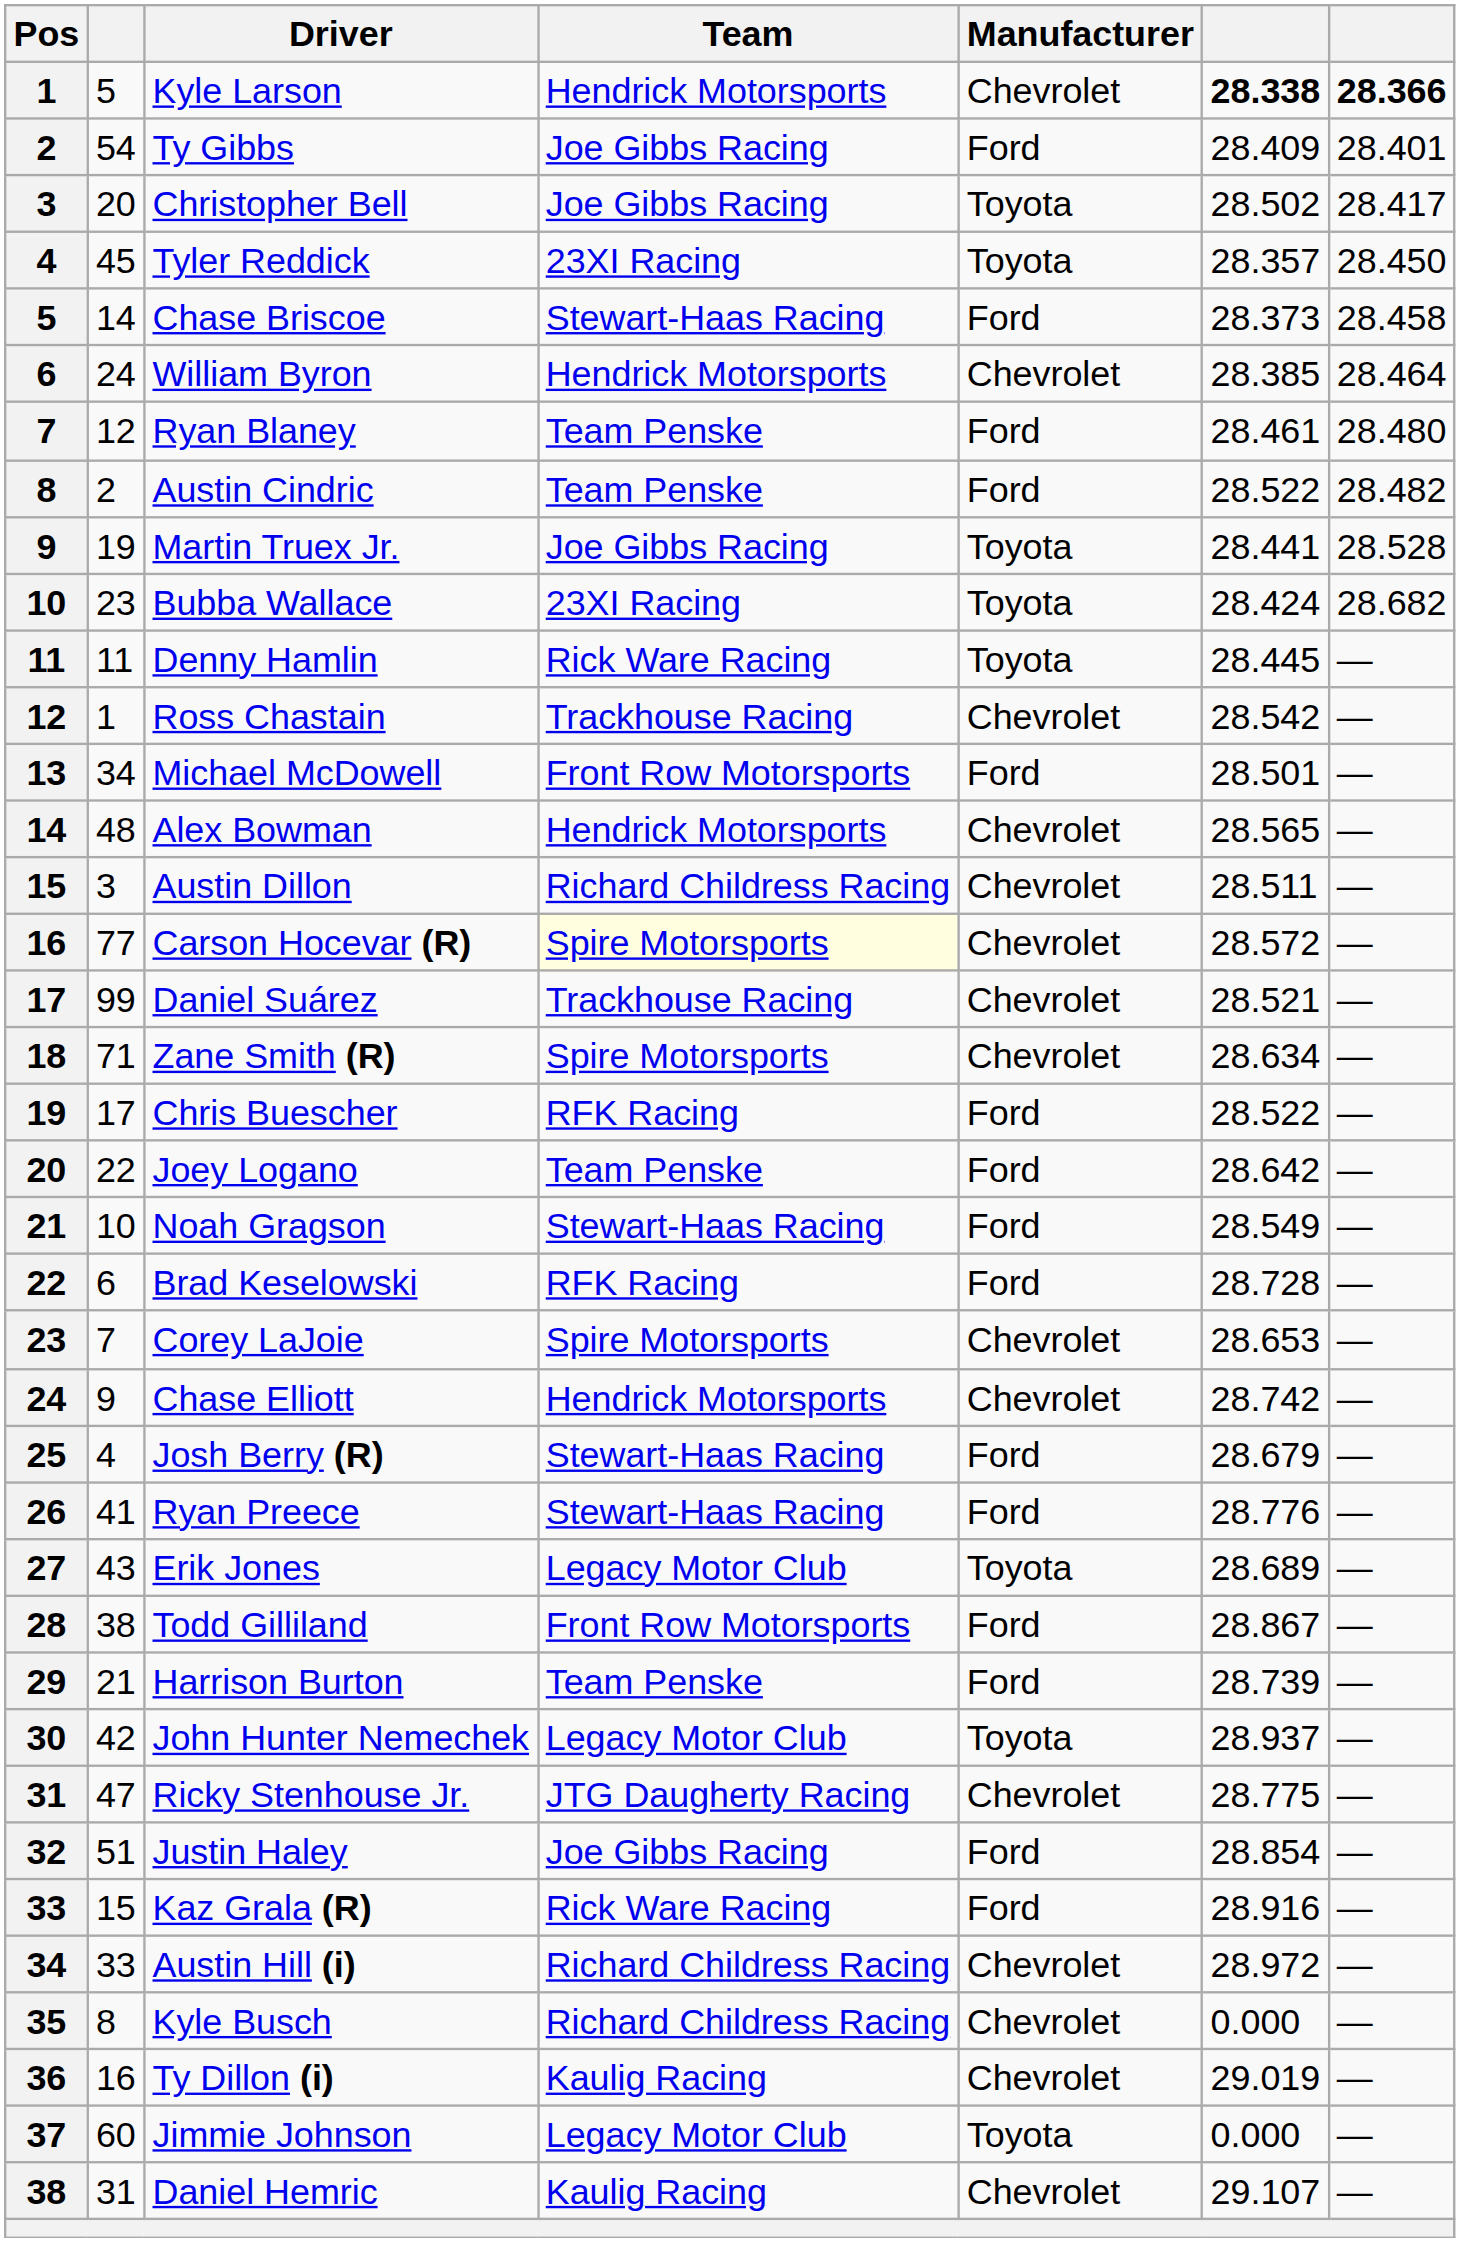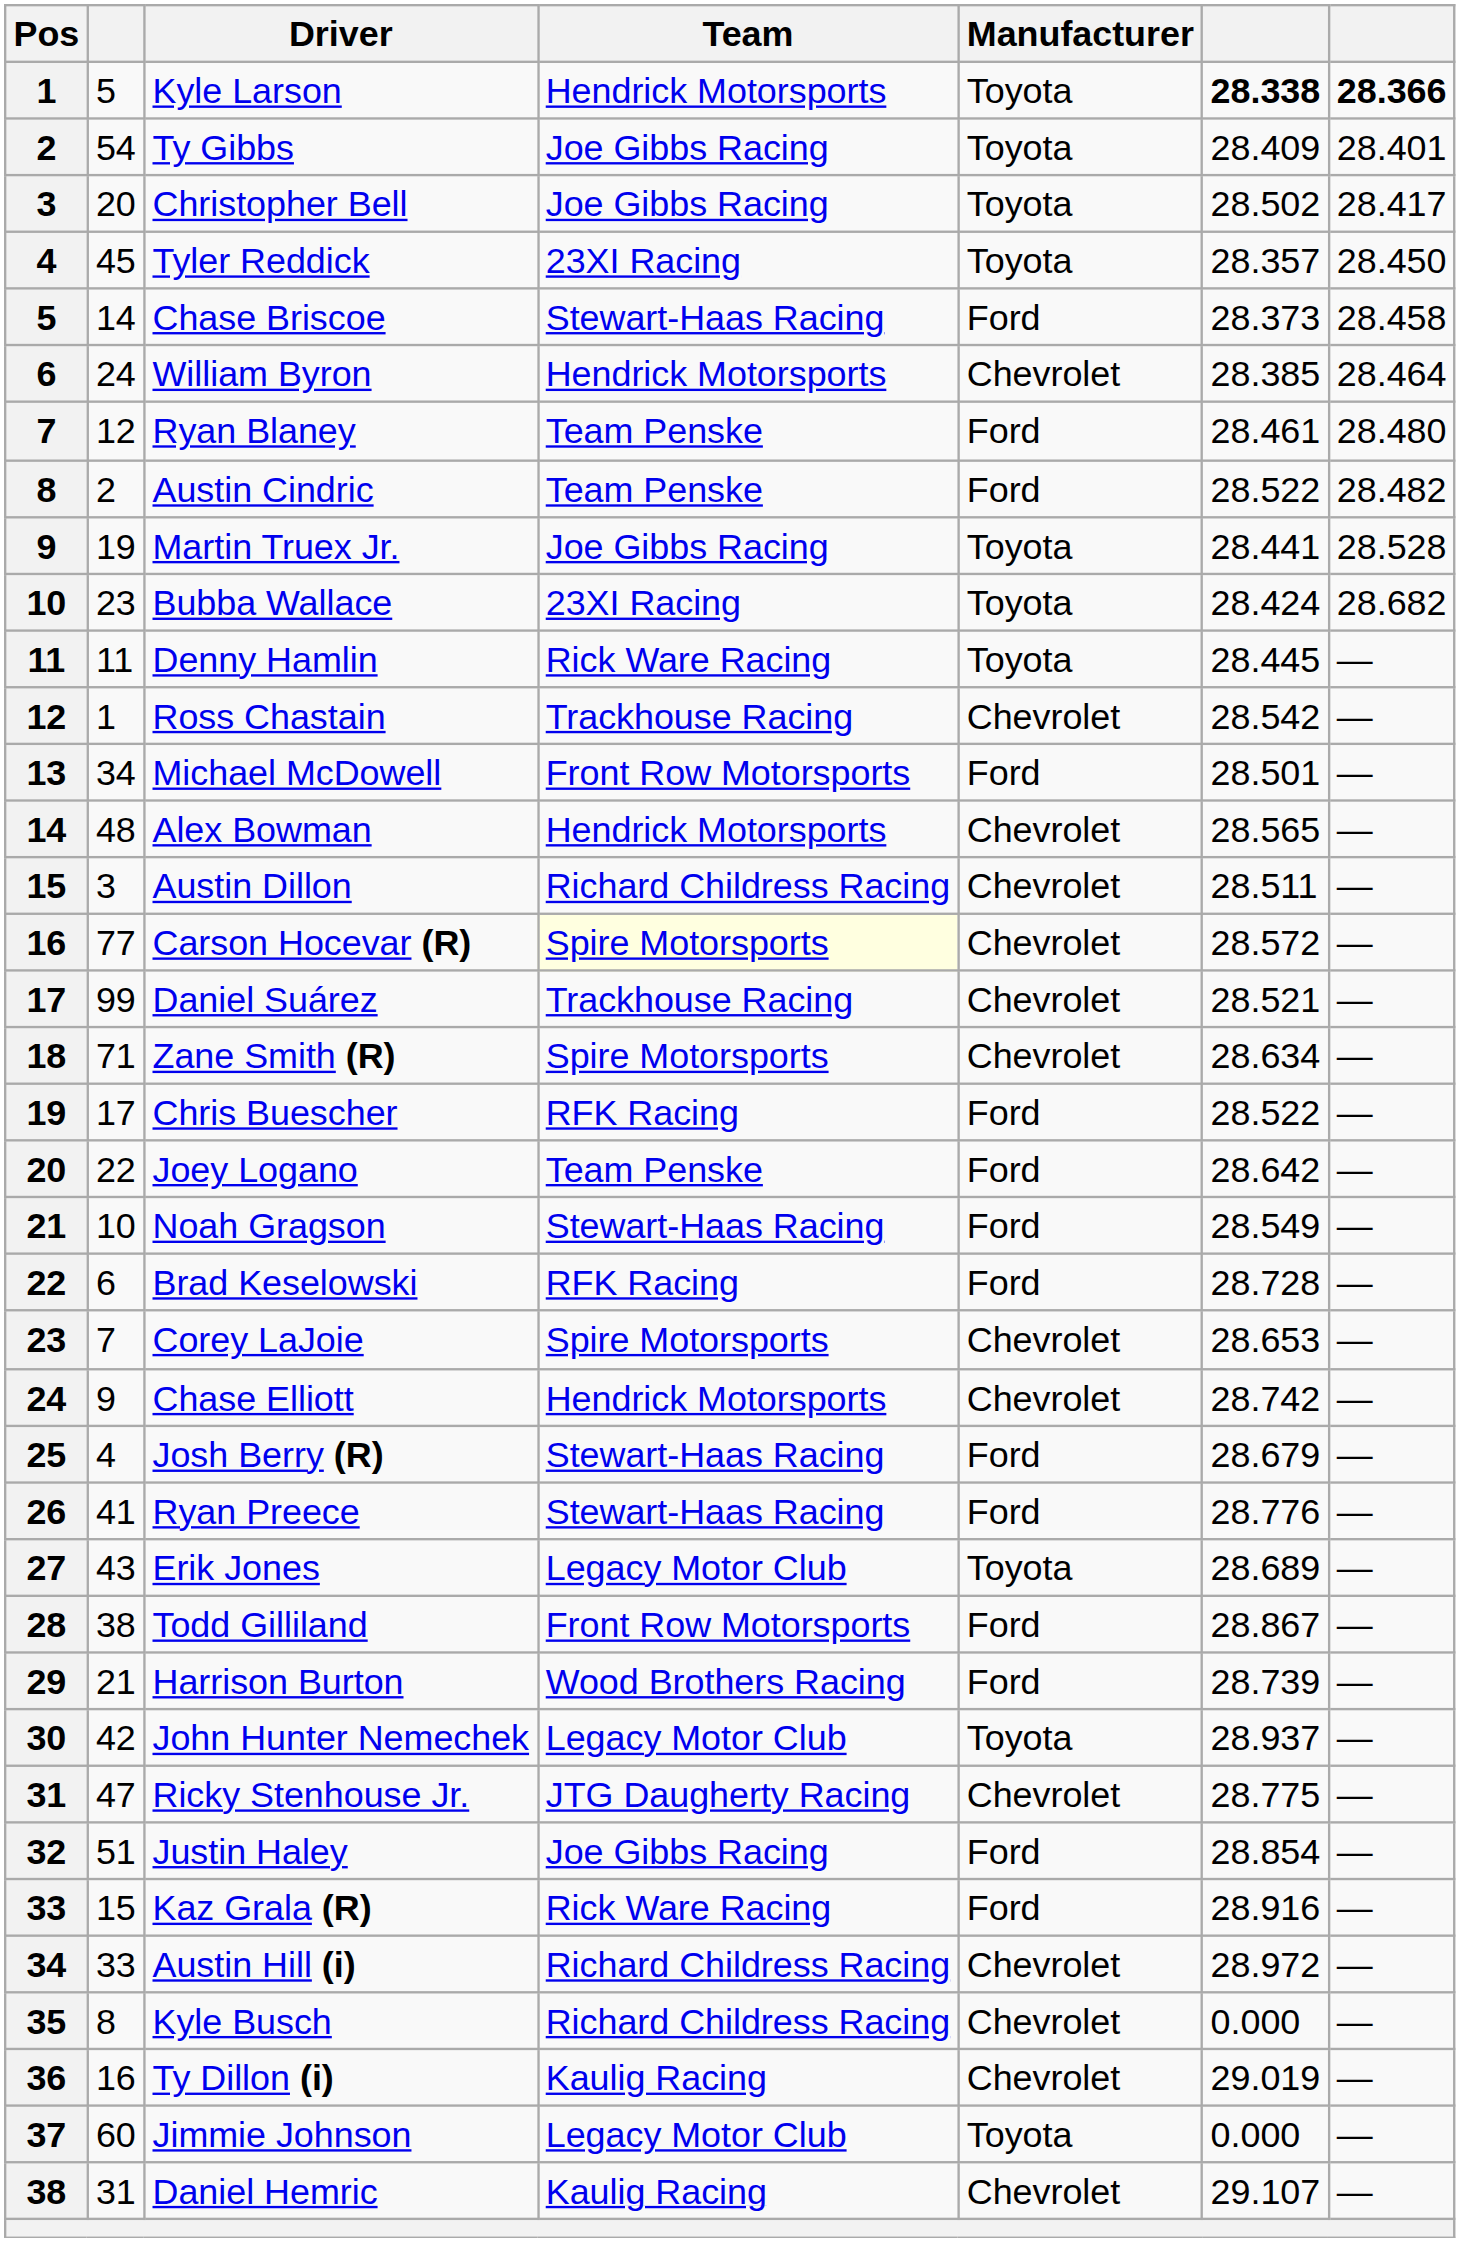(1044, 91) Chevrolet -> (1020, 91) Toyota
(1004, 147) Ford -> (1020, 147) Toyota
(654, 1681) Team Penske -> (726, 1681) Wood Brothers Racing
